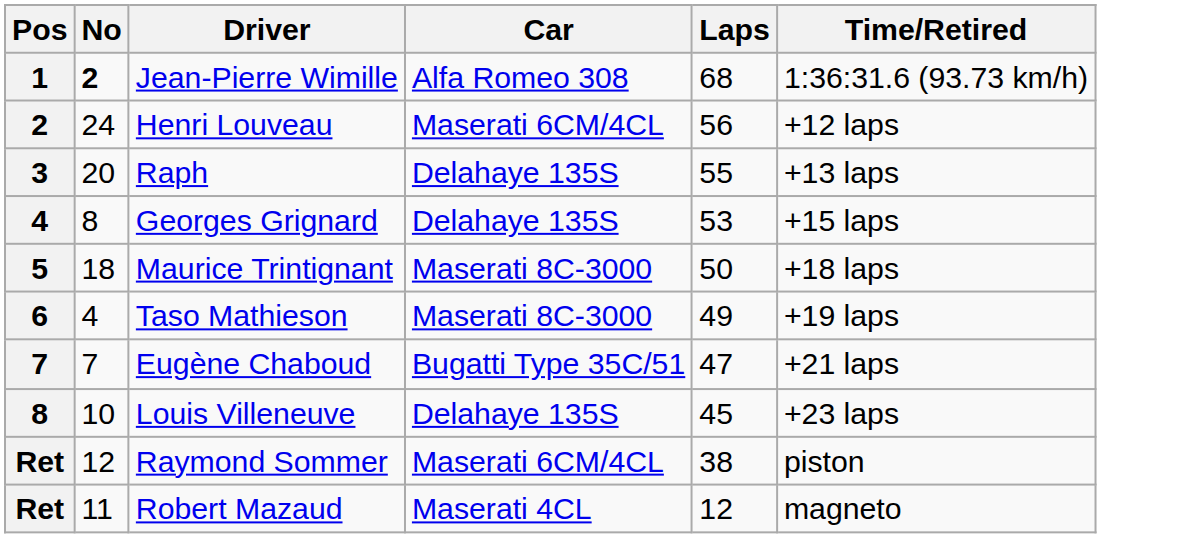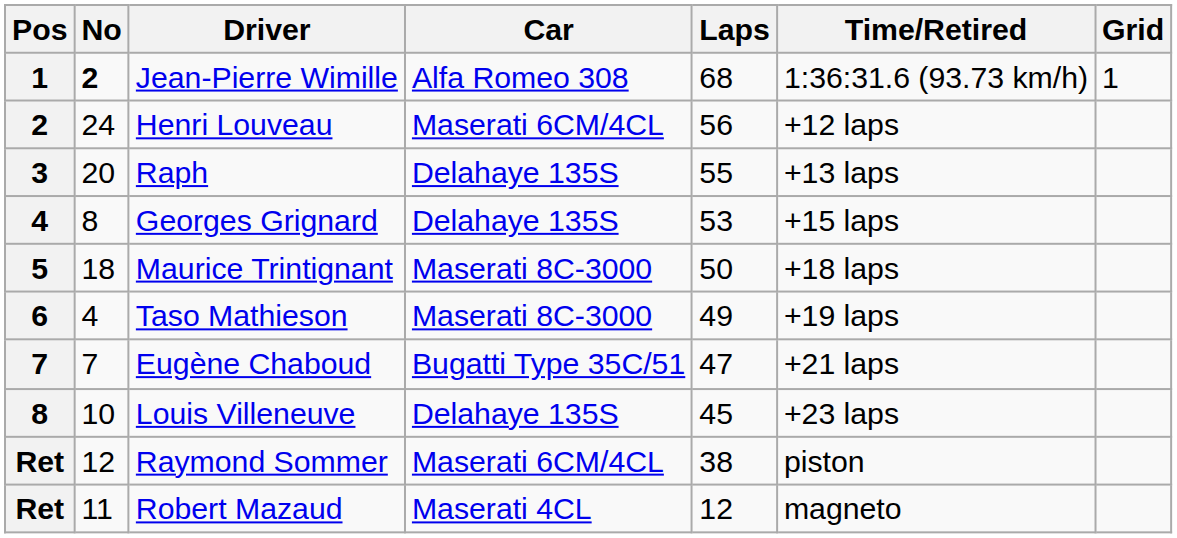+ column: (1133, 29)
